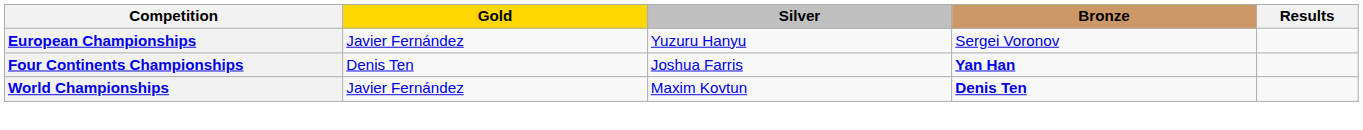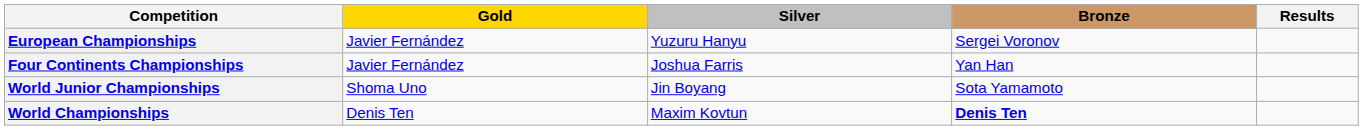(380, 64) Denis Ten -> (405, 64) Javier Fernández
(985, 64) bold -> (984, 64) normal
+ row: (114, 88)
(405, 88) Javier Fernández -> (380, 112) Denis Ten
